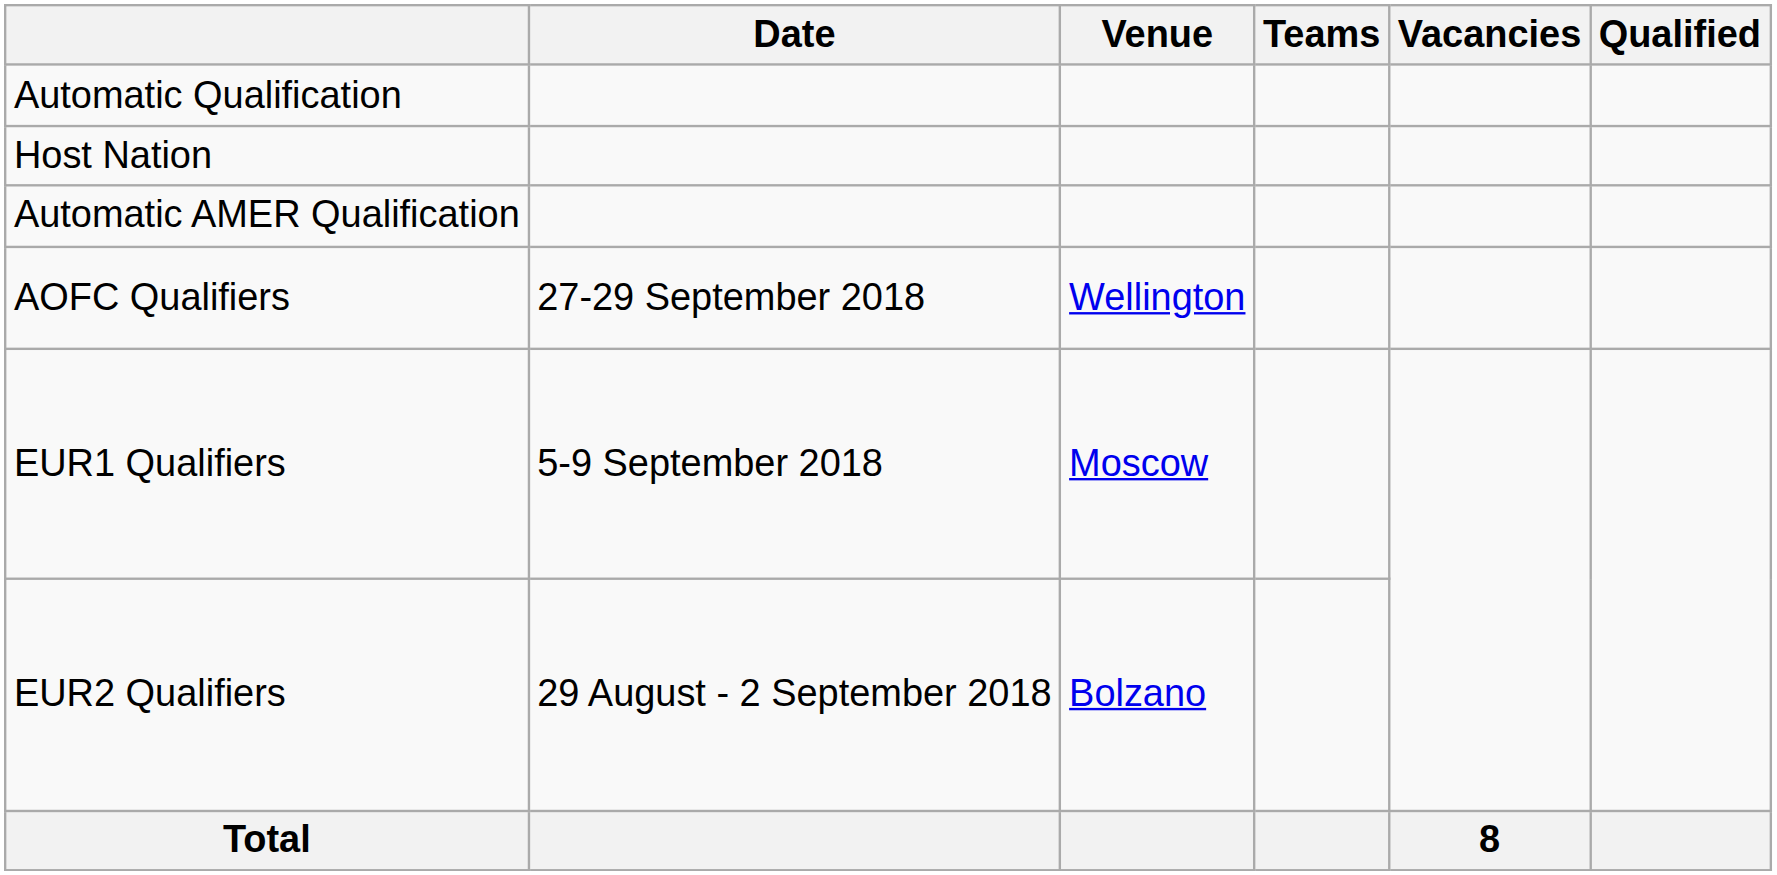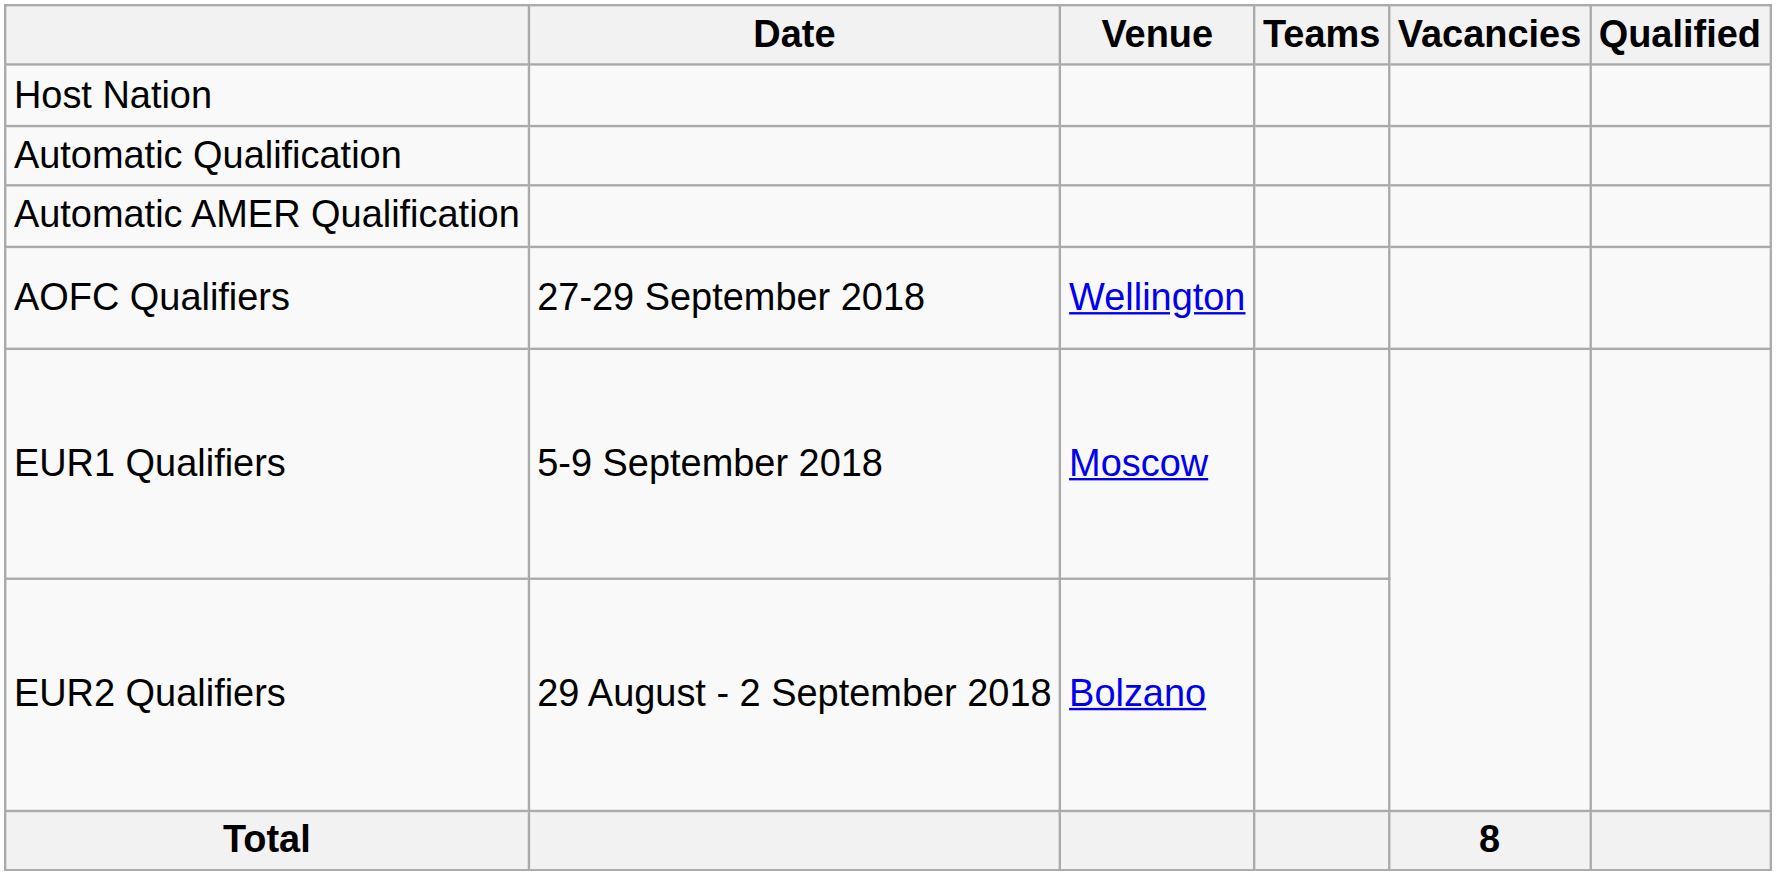rows swapped: (113, 154) <-> (208, 94)
